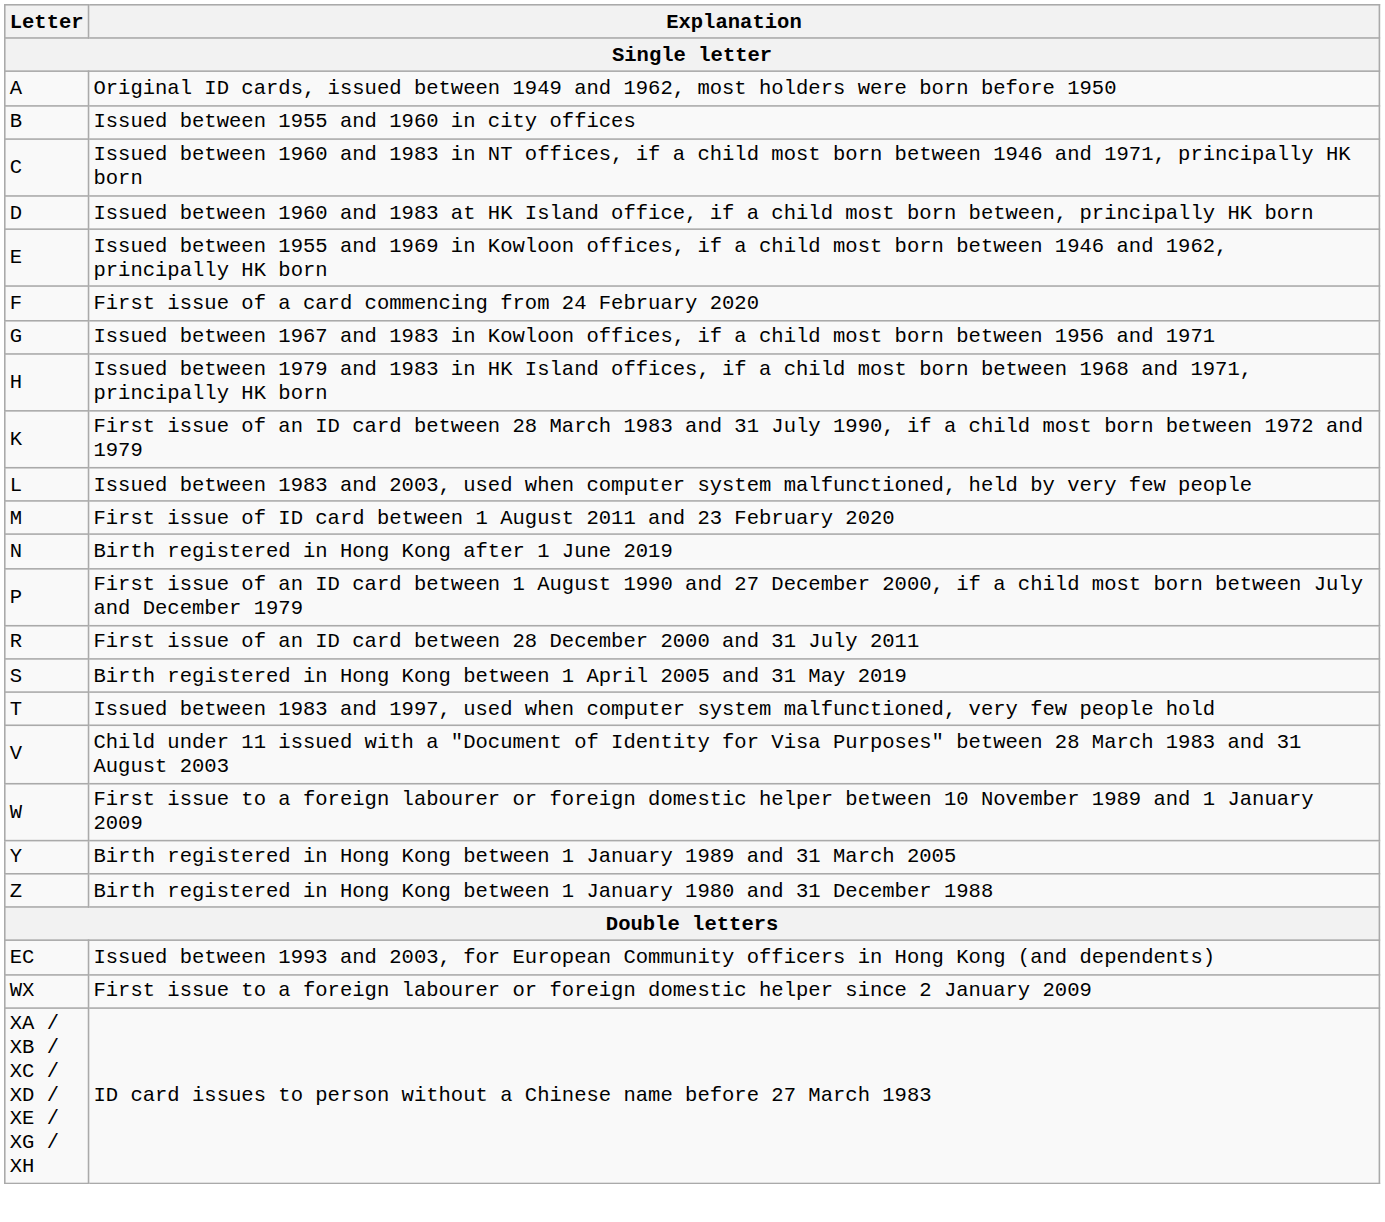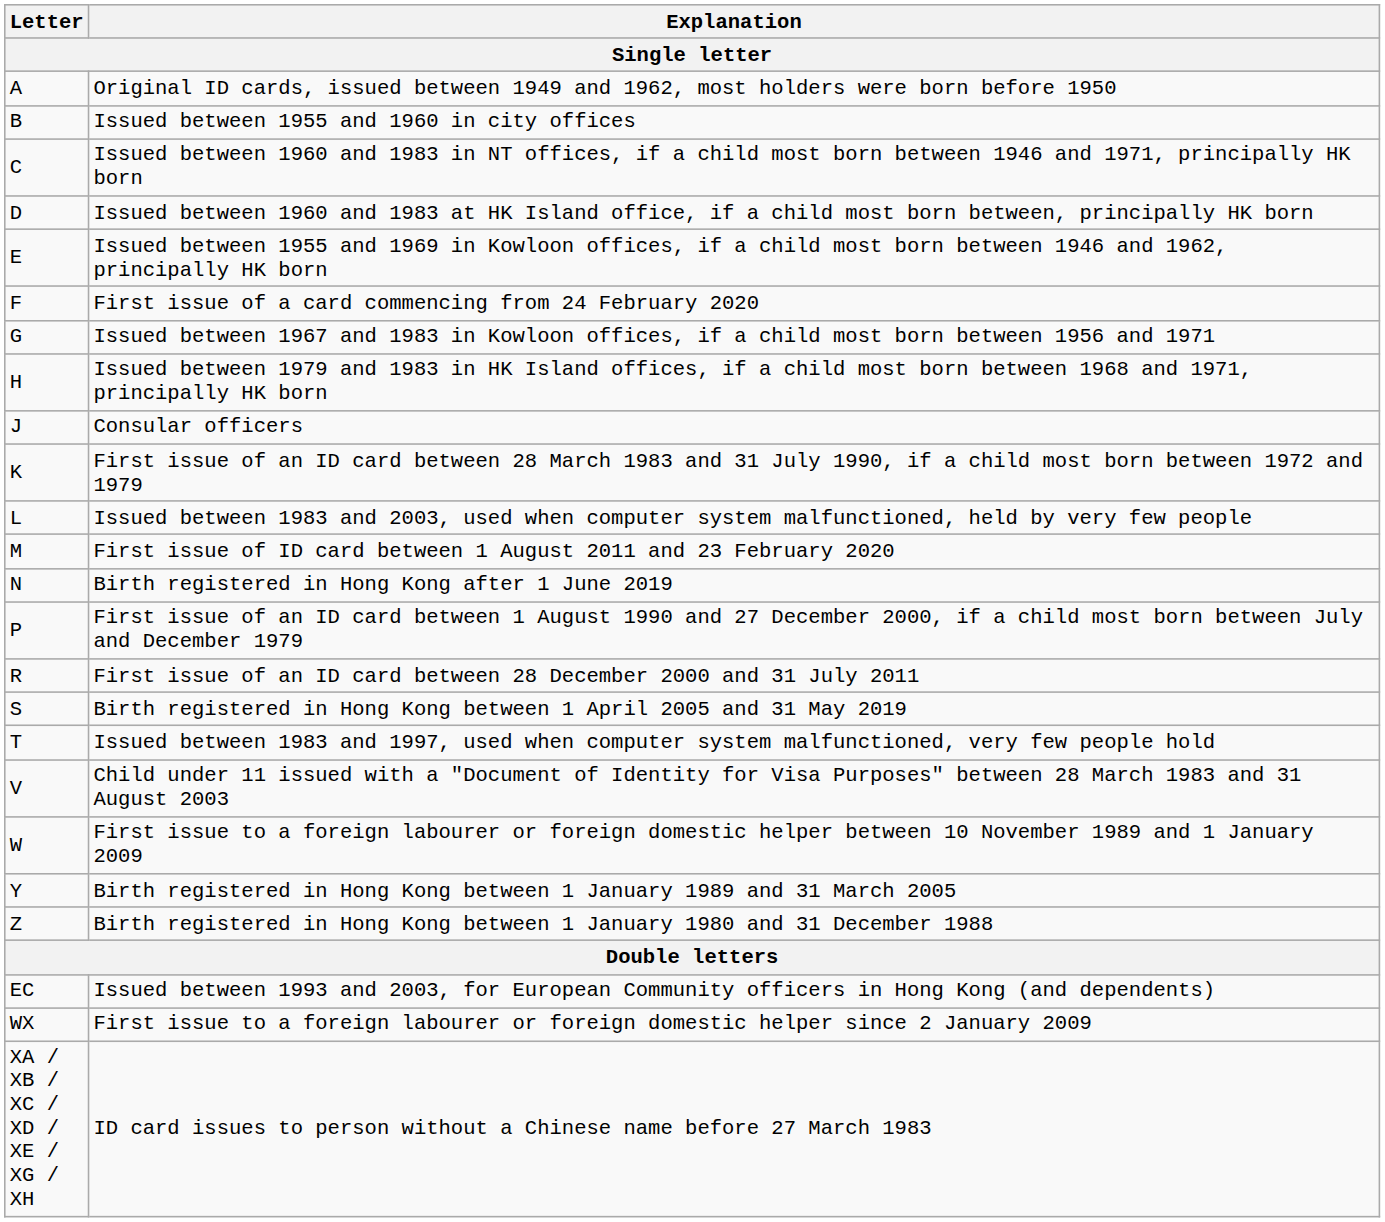+ row: (198, 427)
